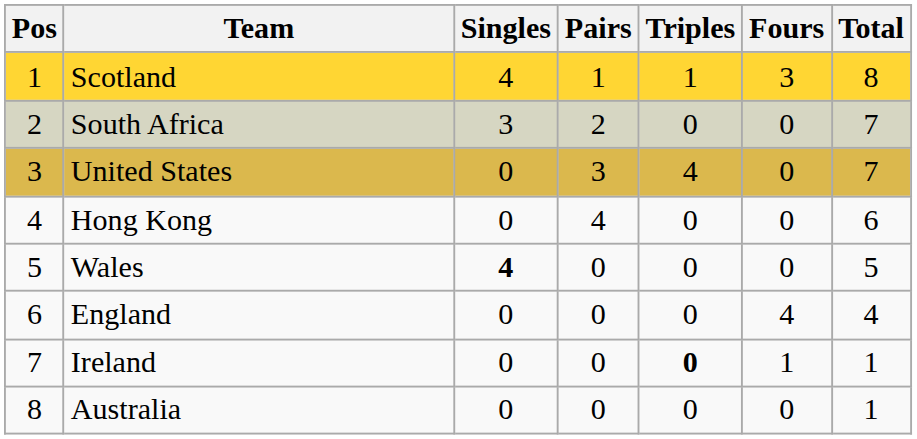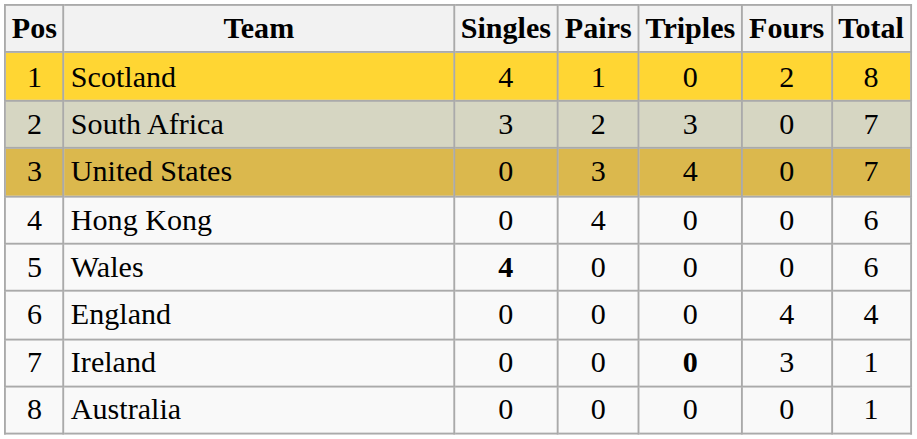(690, 76) 1 -> (690, 76) 0
(787, 76) 3 -> (787, 76) 2
(690, 123) 0 -> (690, 123) 3
(871, 266) 5 -> (871, 266) 6
(787, 362) 1 -> (787, 362) 3
